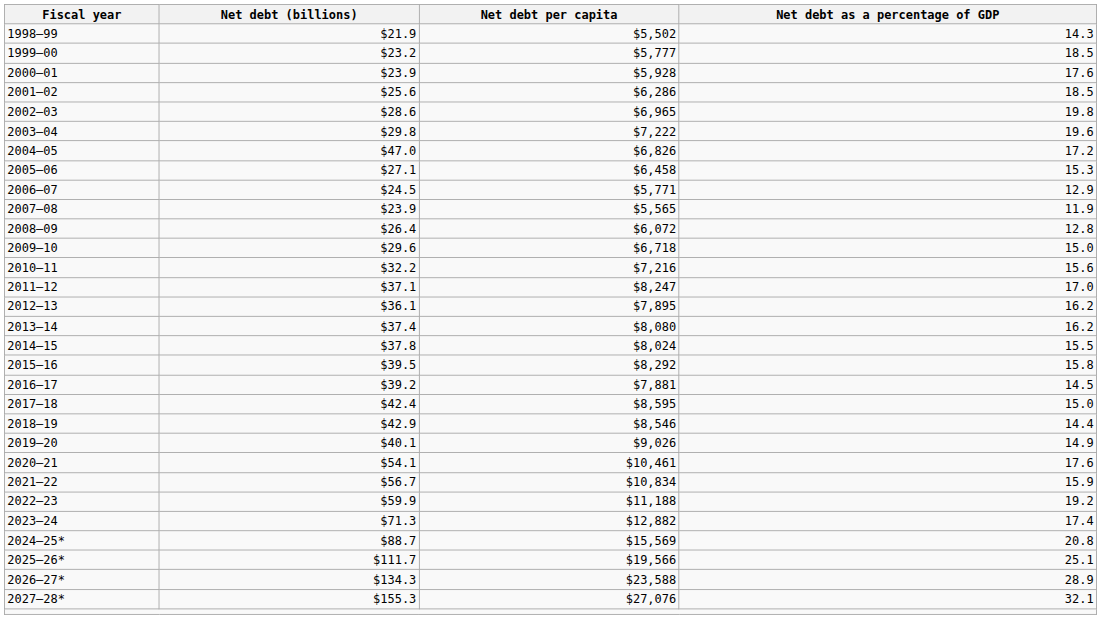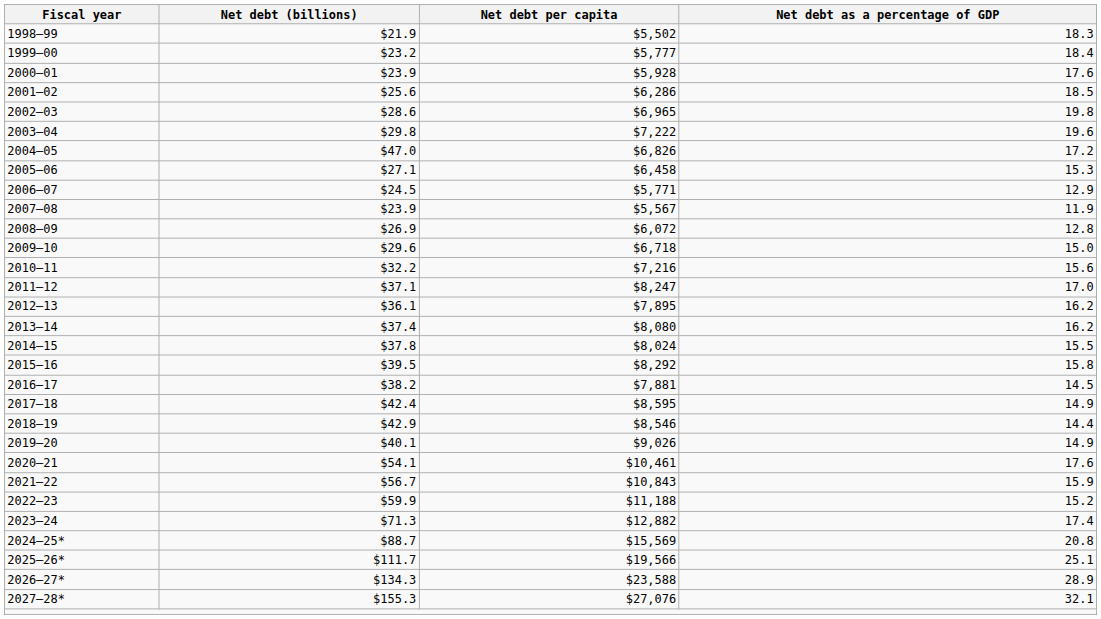(1079, 34) 14.3 -> (1079, 34) 18.3
(1079, 53) 18.5 -> (1079, 53) 18.4
(655, 209) $5,565 -> (655, 209) $5,567
(398, 229) $26.4 -> (398, 229) $26.9
(398, 385) $39.2 -> (398, 385) $38.2
(1079, 404) 15.0 -> (1079, 404) 14.9
(651, 482) $10,834 -> (651, 482) $10,843
(1079, 502) 19.2 -> (1079, 502) 15.2
